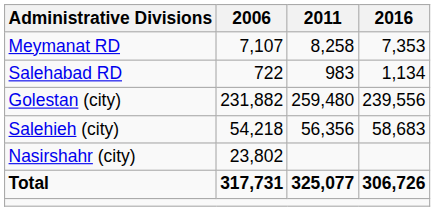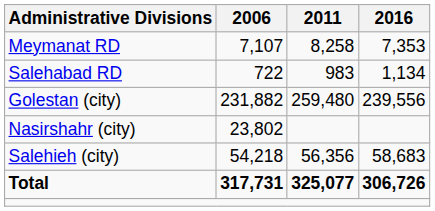rows swapped: (72, 156) <-> (64, 128)
